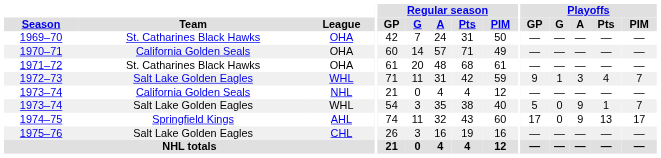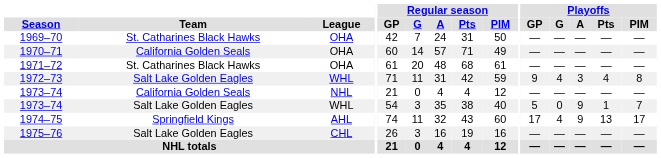(559, 78) 1 -> (559, 78) 4
(639, 78) 7 -> (639, 78) 8
(559, 119) 0 -> (559, 119) 4
